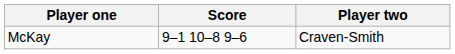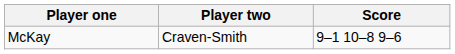columns swapped: (373, 15) <-> (227, 15)
